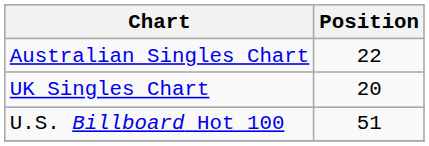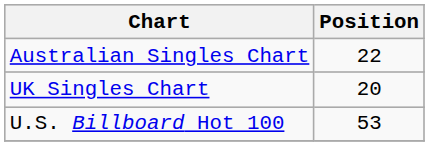(369, 123) 51 -> (369, 123) 53
